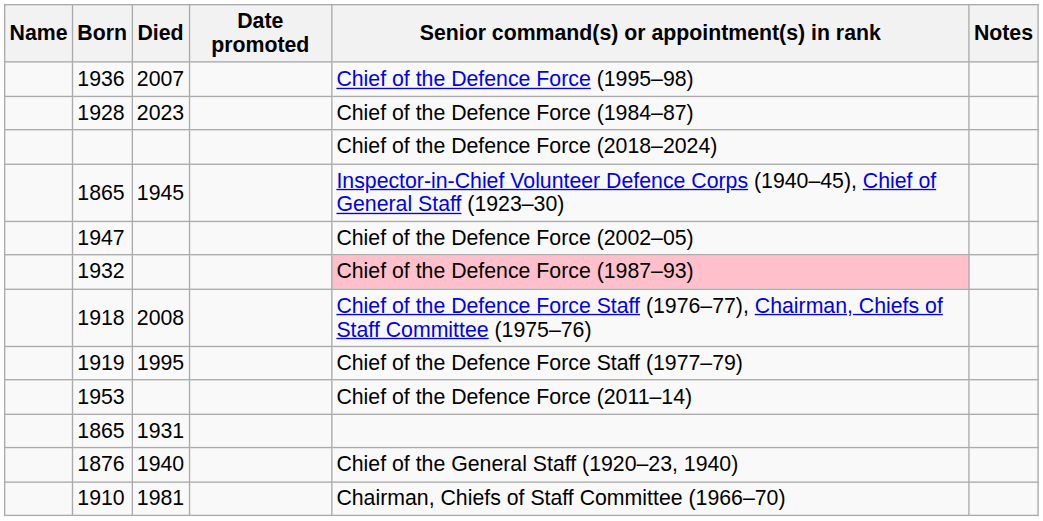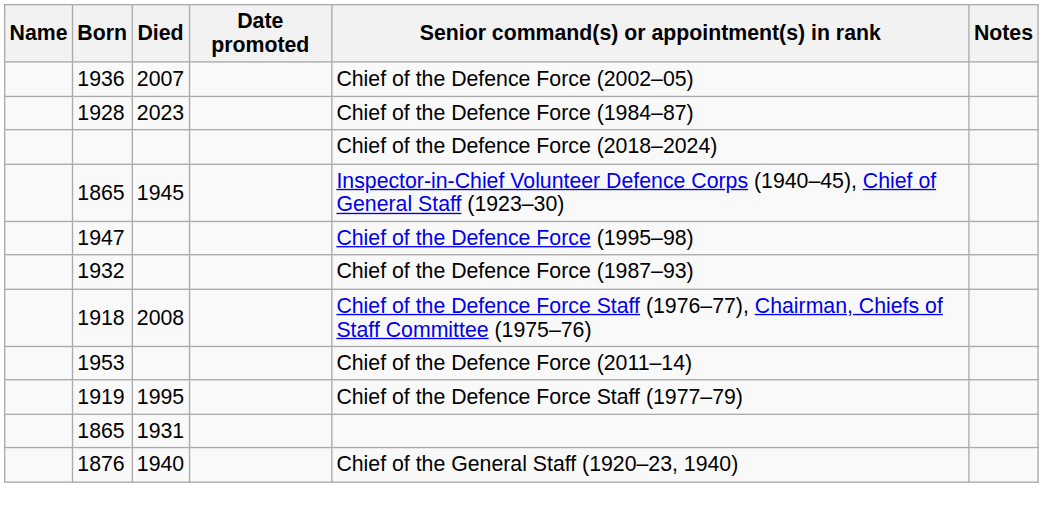(515, 79) Chief of the Defence Force (1995–98) -> (515, 79) Chief of the Defence Force (2002–05)
(515, 237) Chief of the Defence Force (2002–05) -> (515, 237) Chief of the Defence Force (1995–98)
(515, 271) pink background -> (515, 271) no background
rows swapped: (101, 396) <-> (101, 363)
- row: (101, 498)
